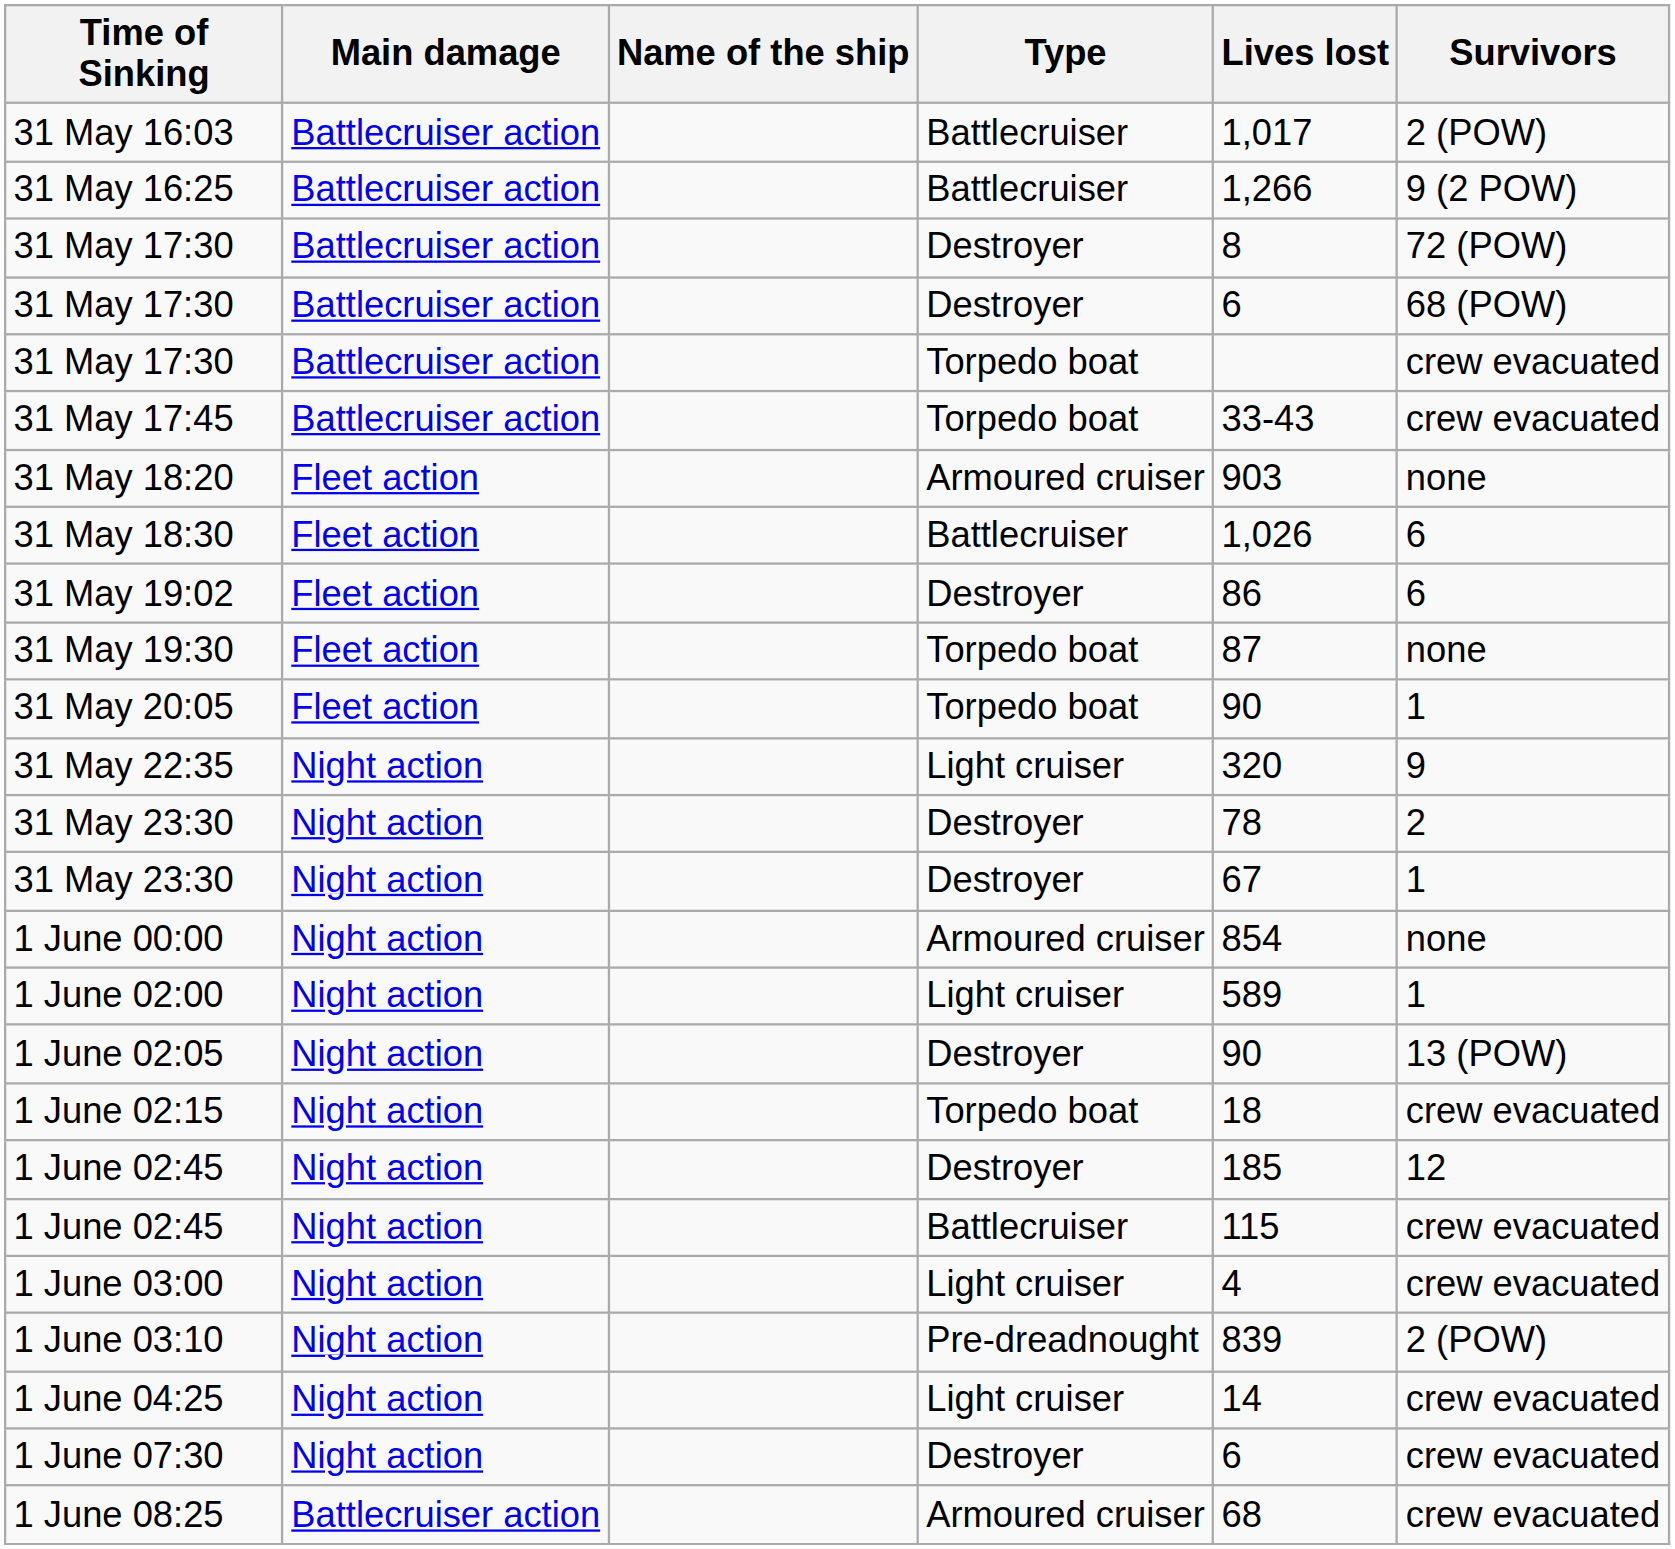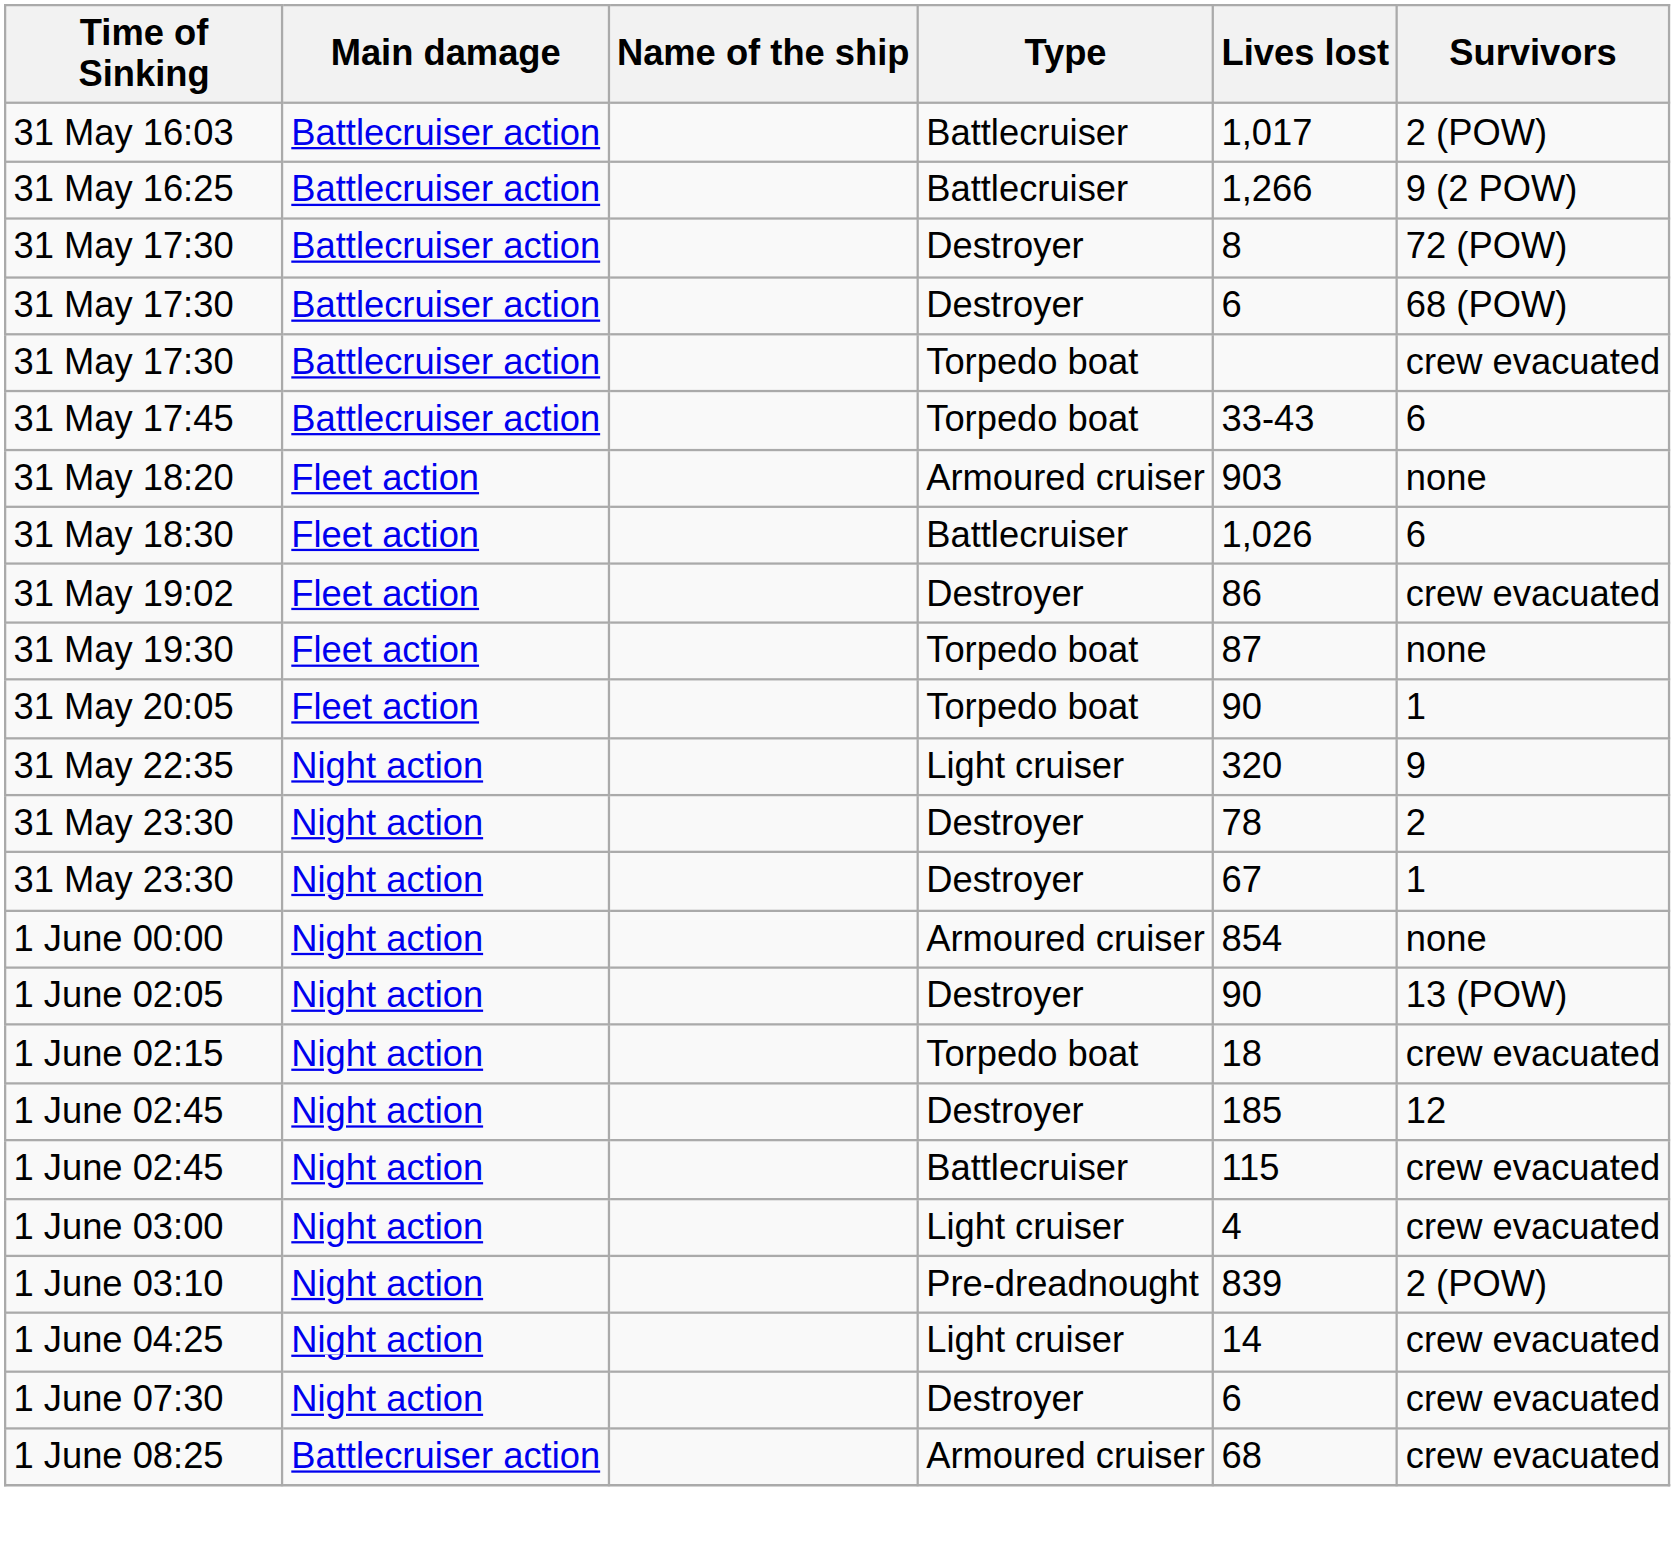(1533, 419) crew evacuated -> (1416, 419) 6
(1416, 592) 6 -> (1533, 592) crew evacuated
- row: (119, 995)
